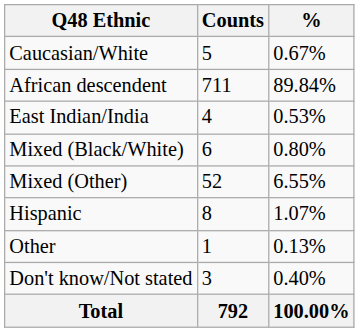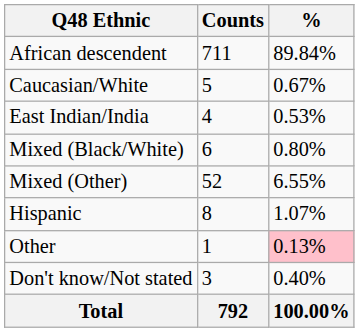rows swapped: (88, 85) <-> (79, 52)
(300, 246) no background -> (300, 246) pink background
